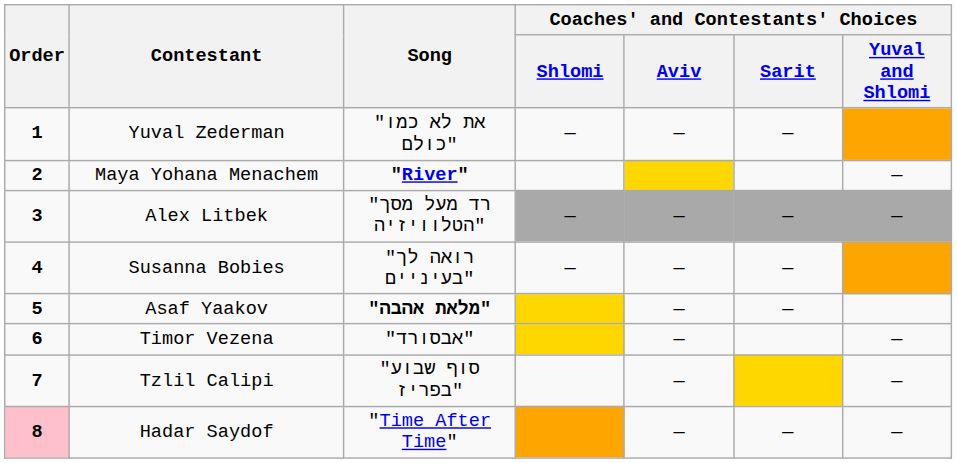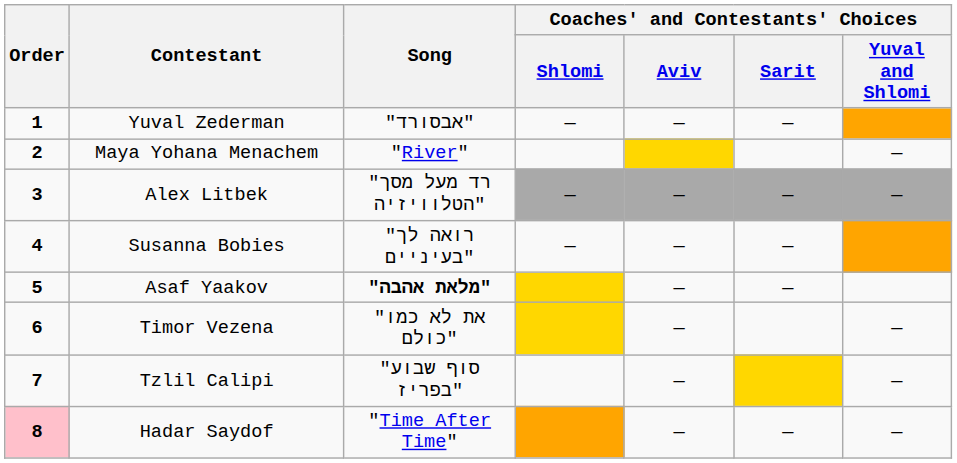(430, 134) "את לא כמו כולם" -> (430, 123) "אבסורד"
(430, 175) bold -> (430, 154) normal
(430, 339) "אבסורד" -> (430, 328) "את לא כמו כולם"
